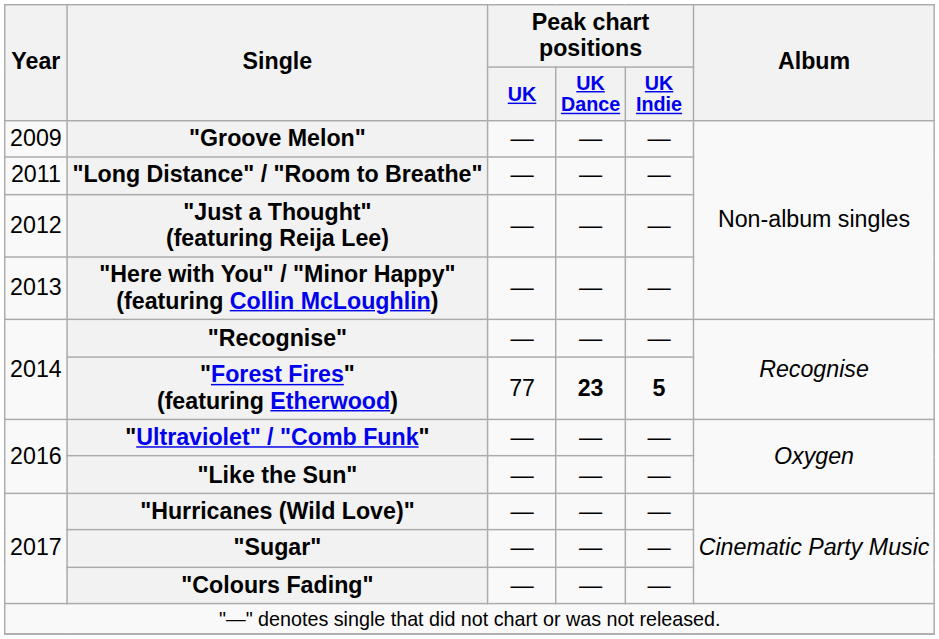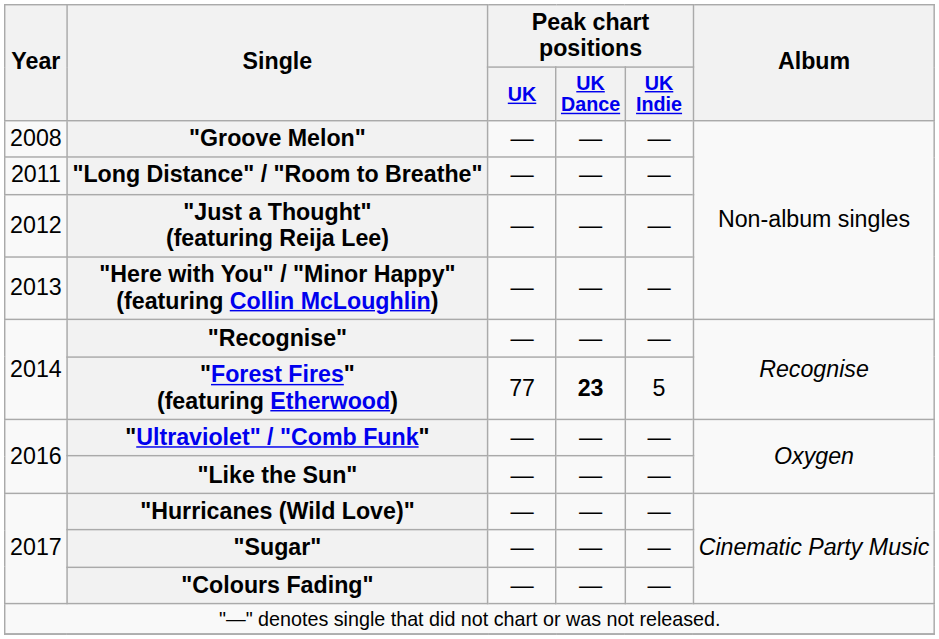(36, 138) 2009 -> (36, 138) 2008
(659, 387) bold -> (659, 387) normal
